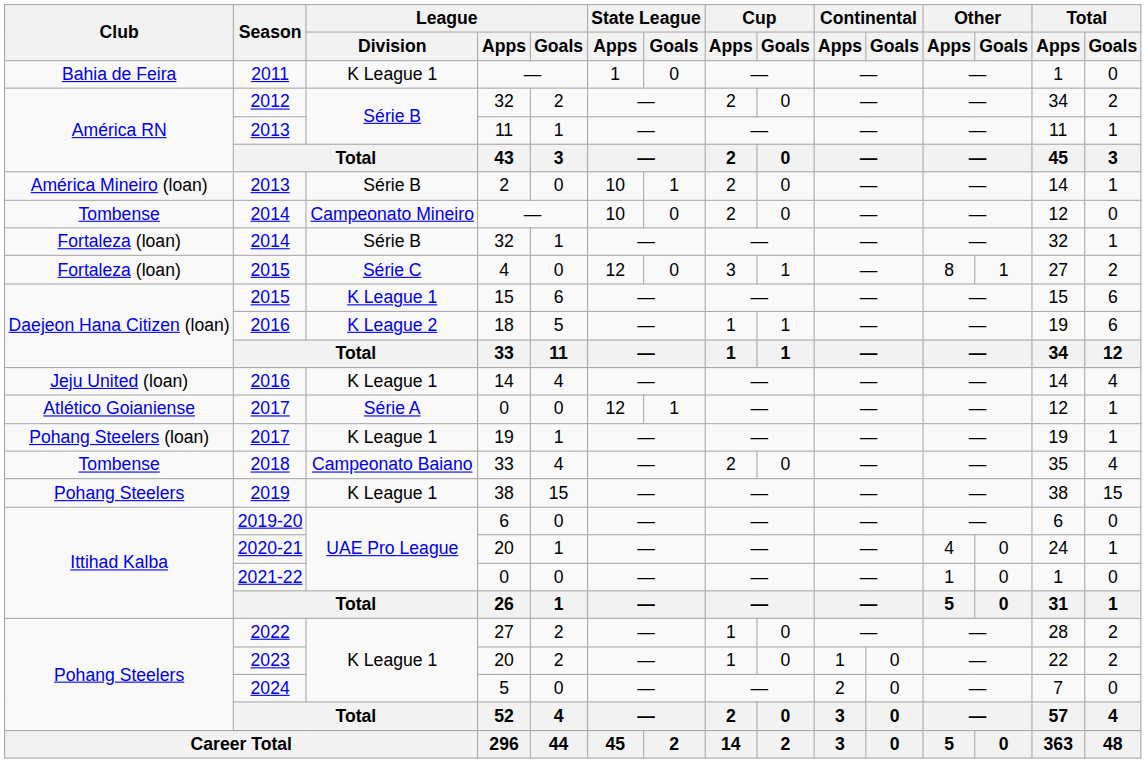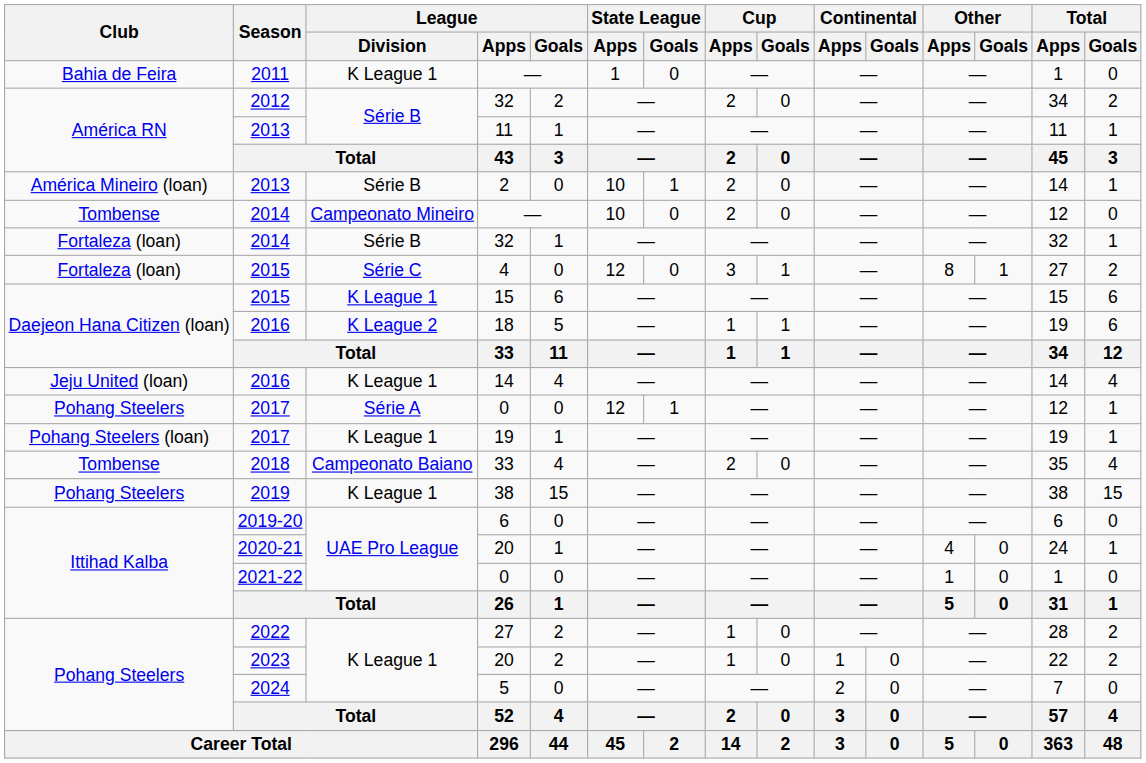(119, 409) Atlético Goianiense -> (119, 409) Pohang Steelers
